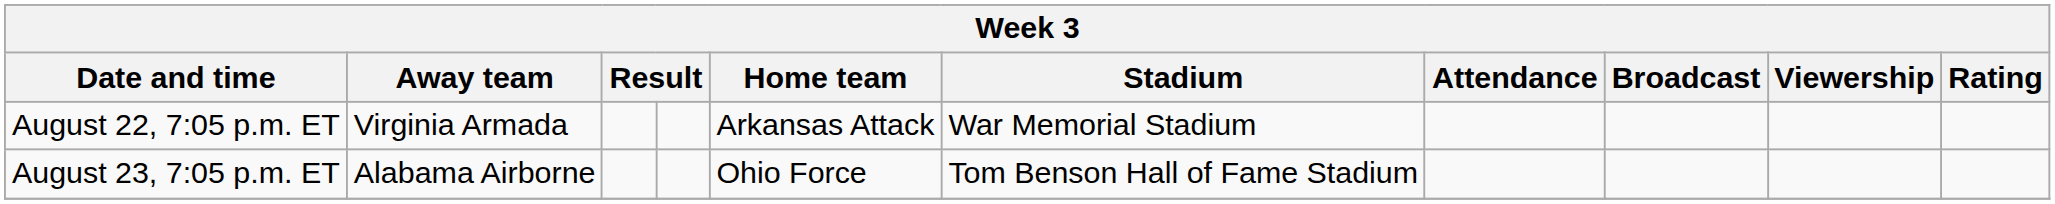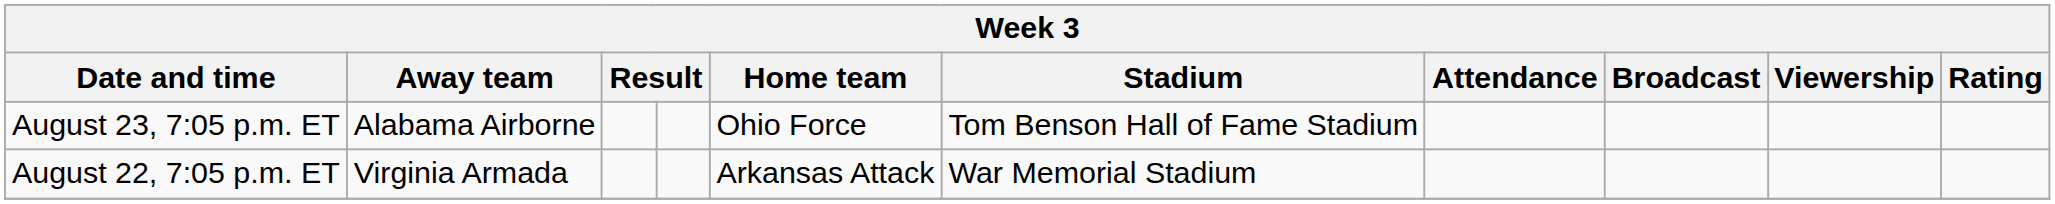rows swapped: (176, 125) <-> (176, 173)
